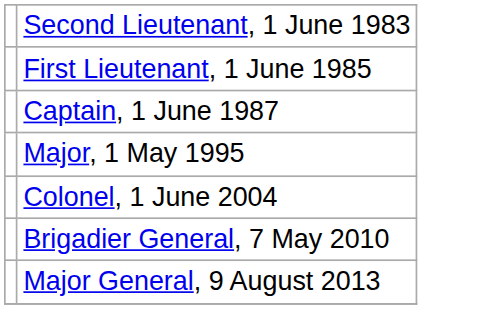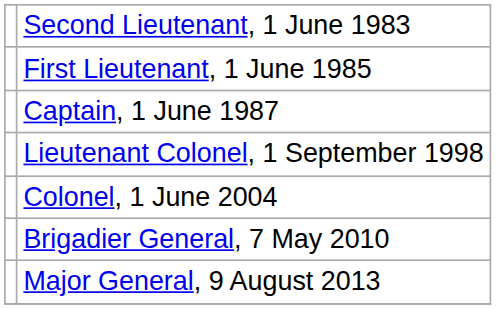- row: (134, 153)
+ row: (254, 153)
